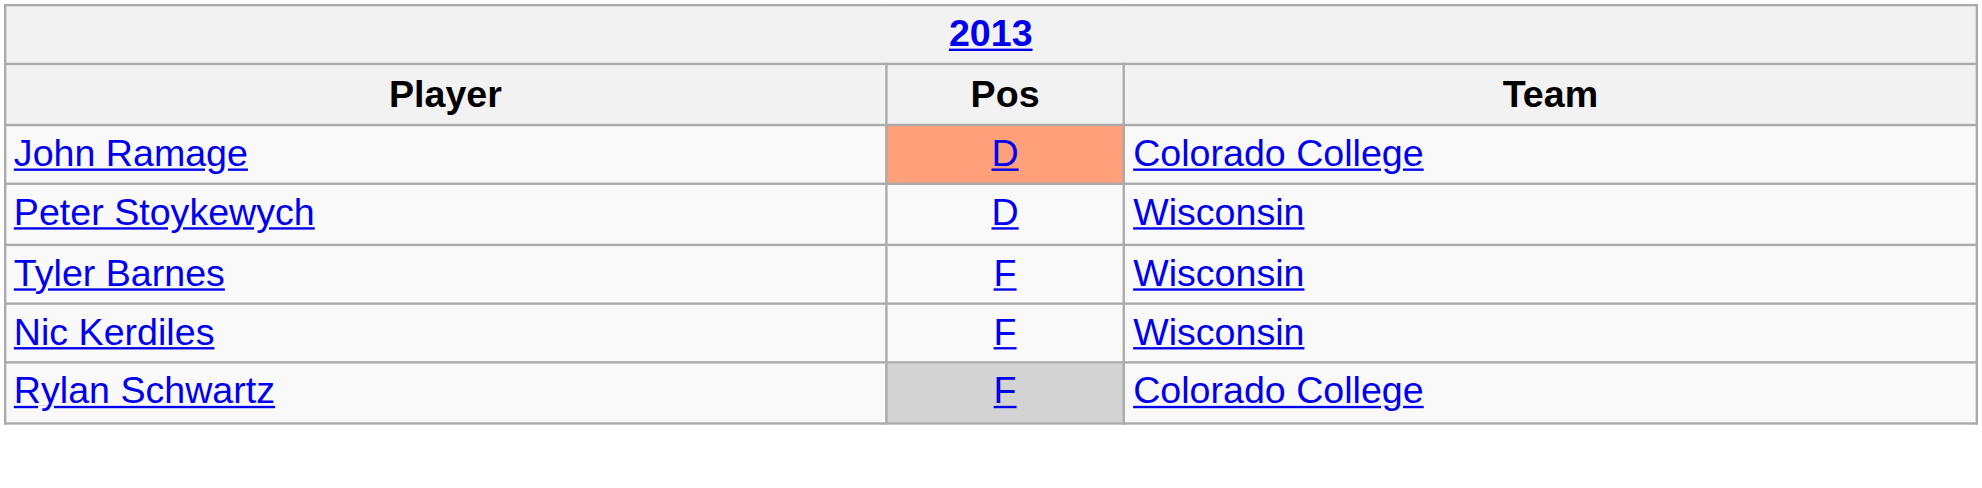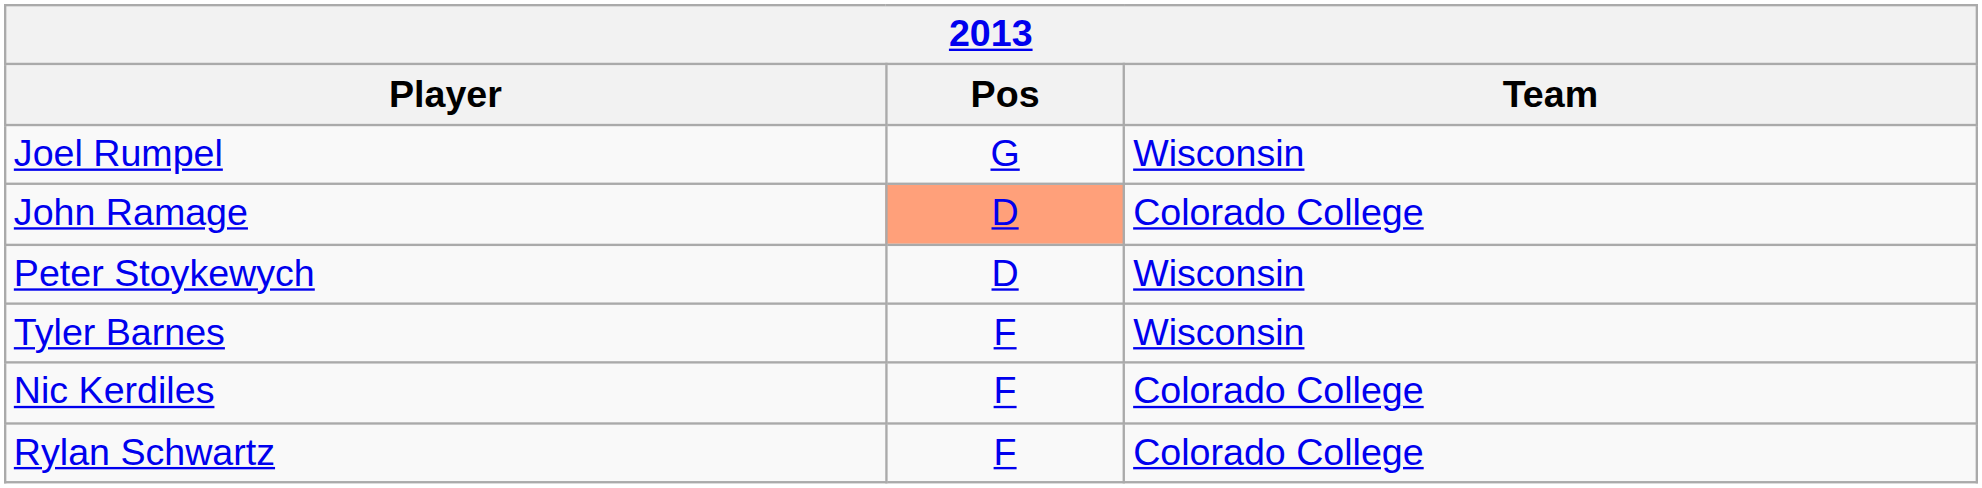+ row: (118, 153)
(1219, 332) Wisconsin -> (1278, 392) Colorado College
(1005, 392) lightgrey background -> (1005, 451) no background
